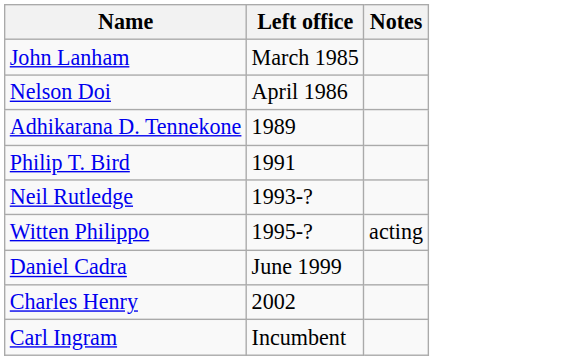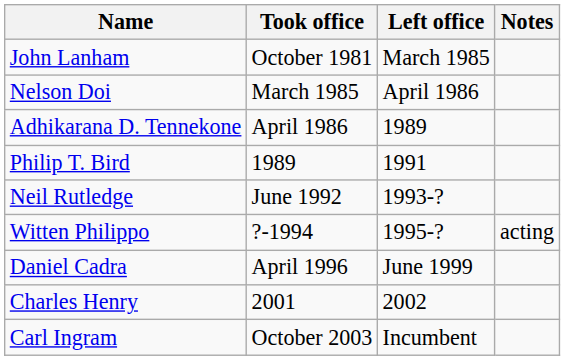+ column: (312, 22)
